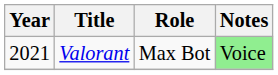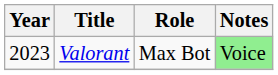(30, 52) 2021 -> (30, 52) 2023
